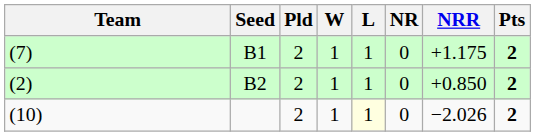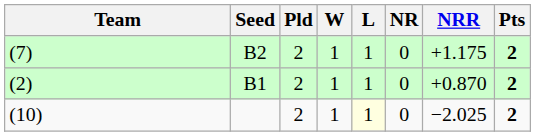(255, 51) B1 -> (255, 51) B2
(255, 83) B2 -> (255, 83) B1
(459, 83) +0.850 -> (459, 83) +0.870
(459, 114) −2.026 -> (459, 114) −2.025
